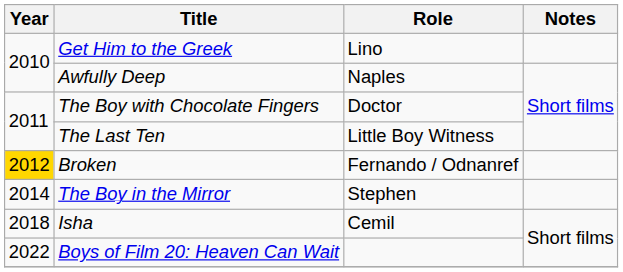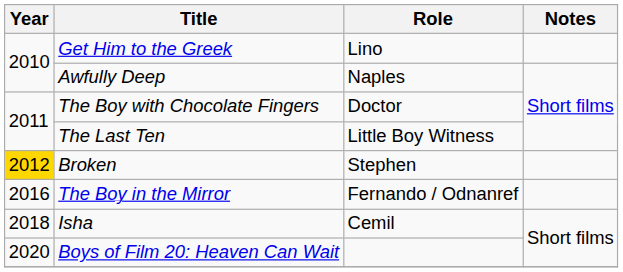(433, 164) Fernando / Odnanref -> (382, 164) Stephen
(29, 194) 2014 -> (29, 194) 2016
(382, 194) Stephen -> (433, 194) Fernando / Odnanref
(29, 252) 2022 -> (29, 252) 2020
